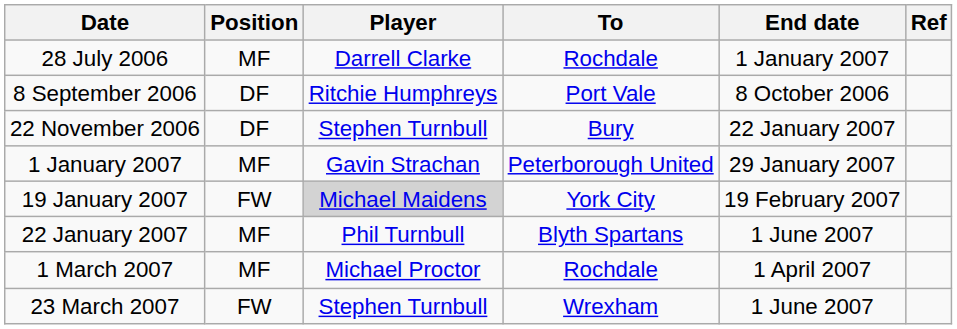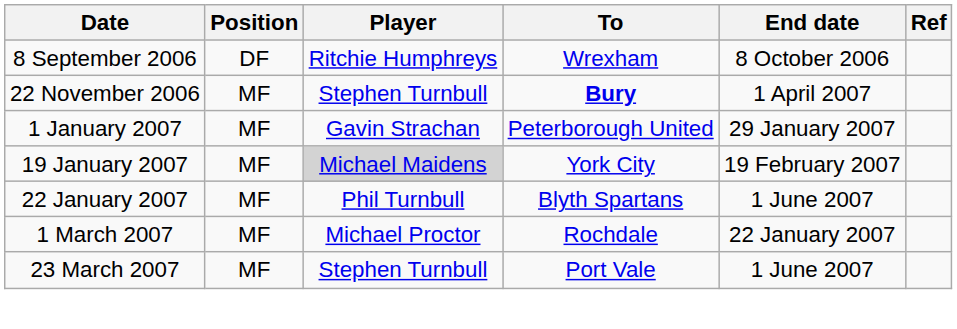- row: (105, 58)
(611, 93) Port Vale -> (611, 58) Wrexham
(254, 129) DF -> (254, 93) MF
(611, 129) normal -> (611, 93) bold
(812, 129) 22 January 2007 -> (812, 93) 1 April 2007
(254, 199) FW -> (254, 164) MF
(812, 270) 1 April 2007 -> (812, 235) 22 January 2007
(254, 306) FW -> (254, 270) MF
(611, 306) Wrexham -> (611, 270) Port Vale
